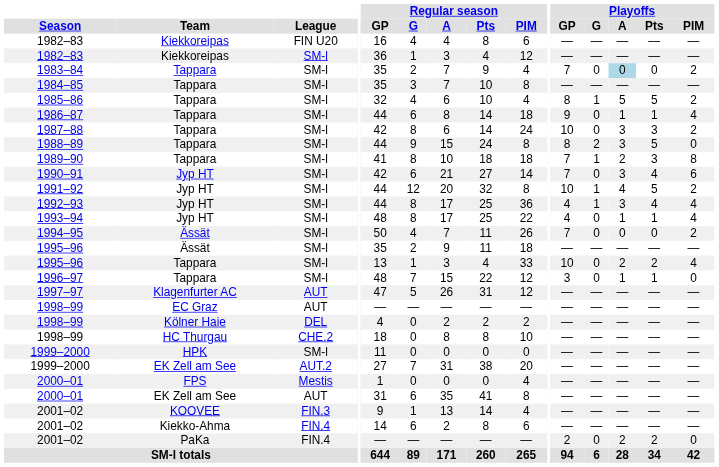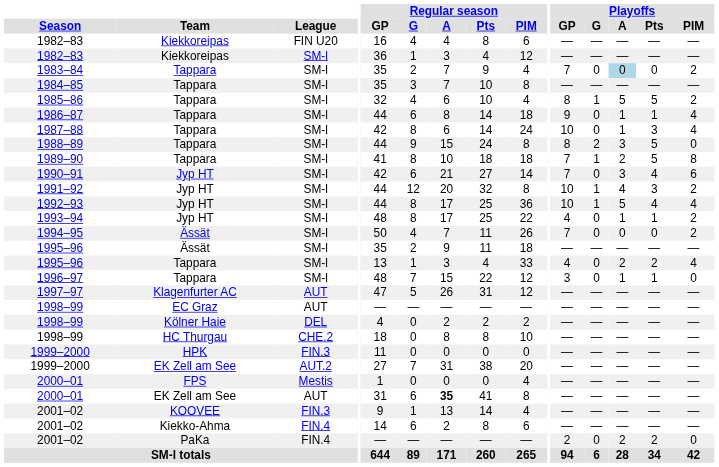(622, 129) 3 -> (622, 129) 1
(694, 129) 2 -> (694, 129) 4
(654, 159) 3 -> (654, 159) 5
(654, 189) 5 -> (654, 189) 3
(567, 203) 4 -> (567, 203) 10
(622, 203) 3 -> (622, 203) 5
(694, 218) 4 -> (694, 218) 2
(567, 263) 10 -> (567, 263) 4
(316, 351) SM-l -> (316, 351) FIN.3
(447, 396) normal -> (447, 396) bold
